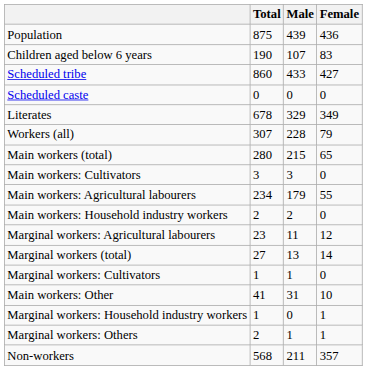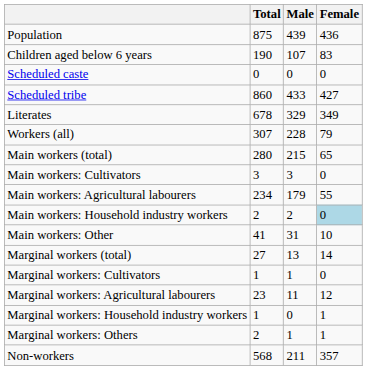rows swapped: (48, 94) <-> (47, 74)
(323, 214) no background -> (323, 214) lightblue background
rows swapped: (60, 295) <-> (111, 235)
